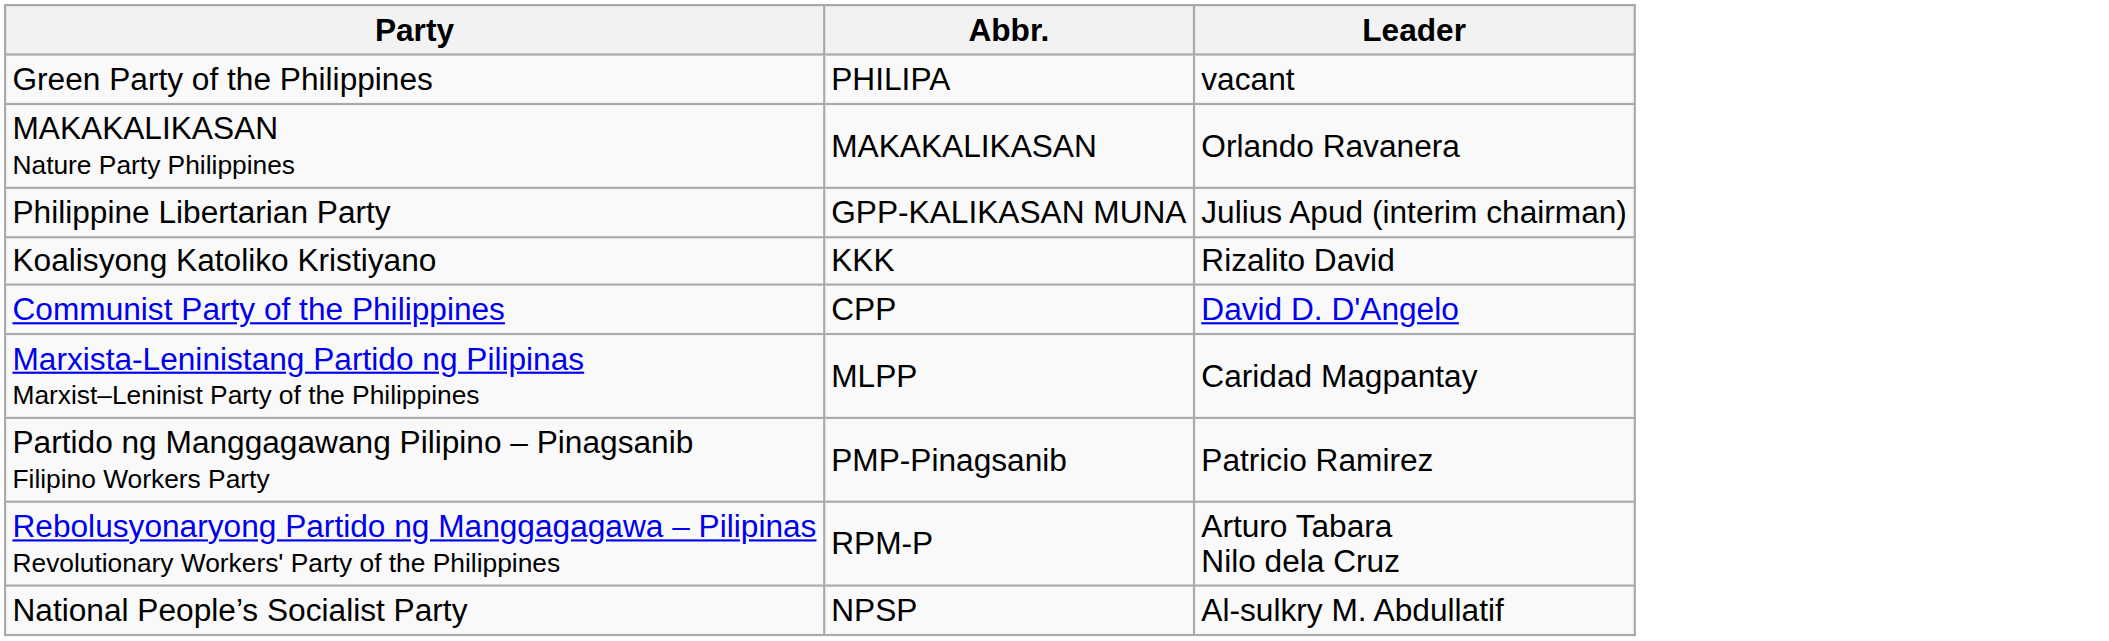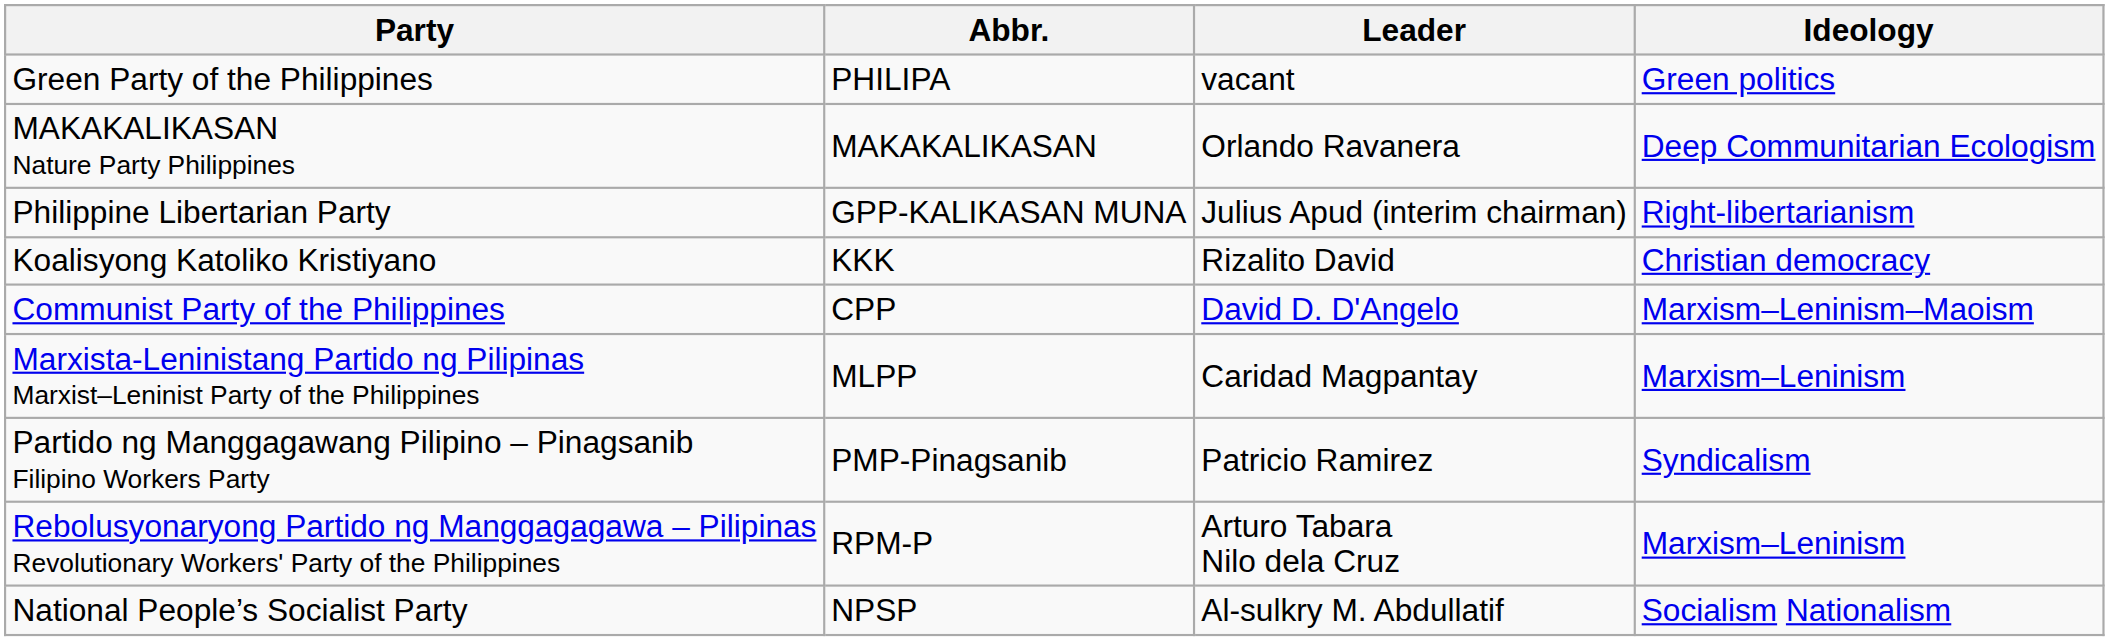+ column: (1869, 29)
